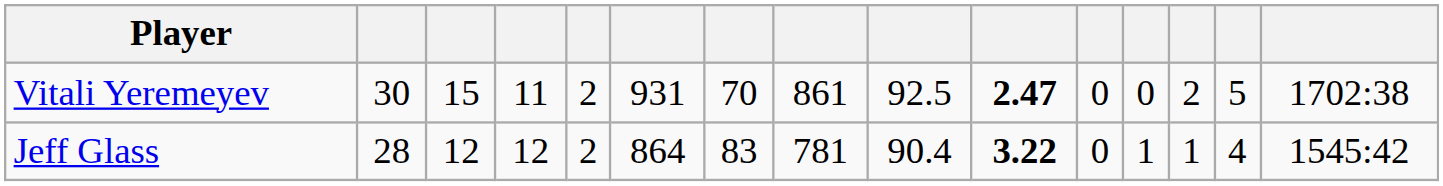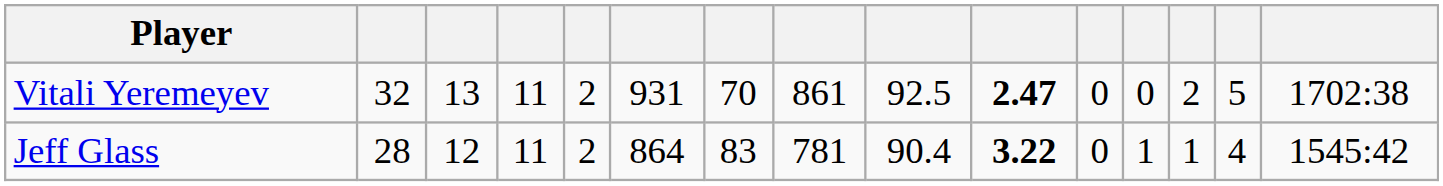(392, 92) 30 -> (392, 92) 32
(461, 92) 15 -> (462, 92) 13
(531, 150) 12 -> (530, 150) 11
